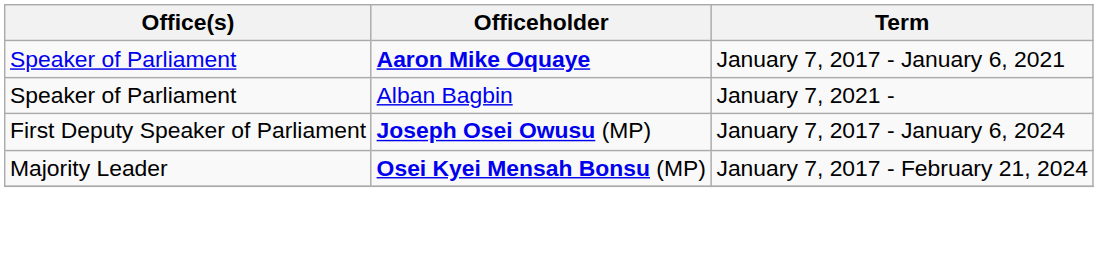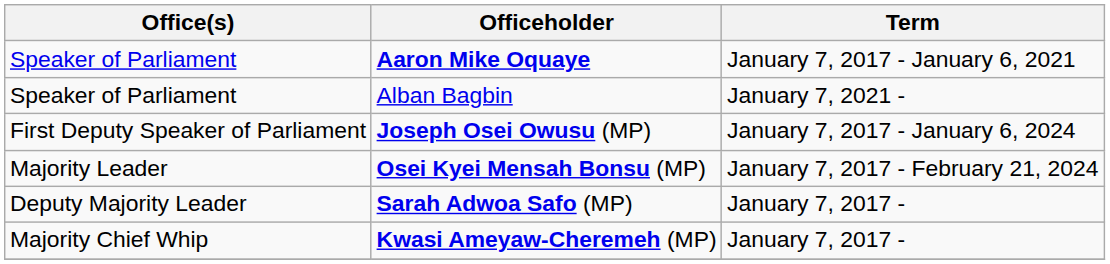+ row: (505, 204)
+ row: (547, 240)
